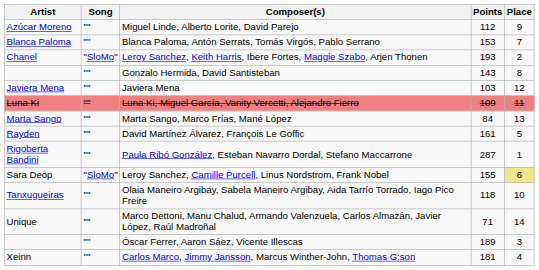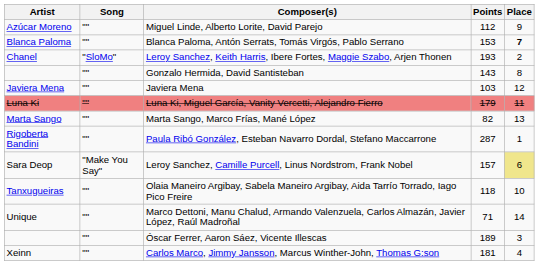(519, 42) normal -> (519, 42) bold
(488, 103) 109 -> (488, 103) 179
(488, 118) 84 -> (488, 118) 82
- row: (213, 133)
(101, 175) "SloMo" -> (105, 165) "Make You Say"
(488, 175) 155 -> (488, 165) 157
